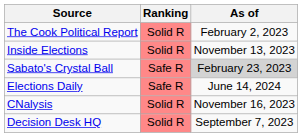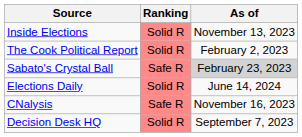rows swapped: (72, 31) <-> (47, 50)
(166, 86) Safe R -> (166, 86) Solid R
(166, 104) Solid R -> (166, 104) Safe R
